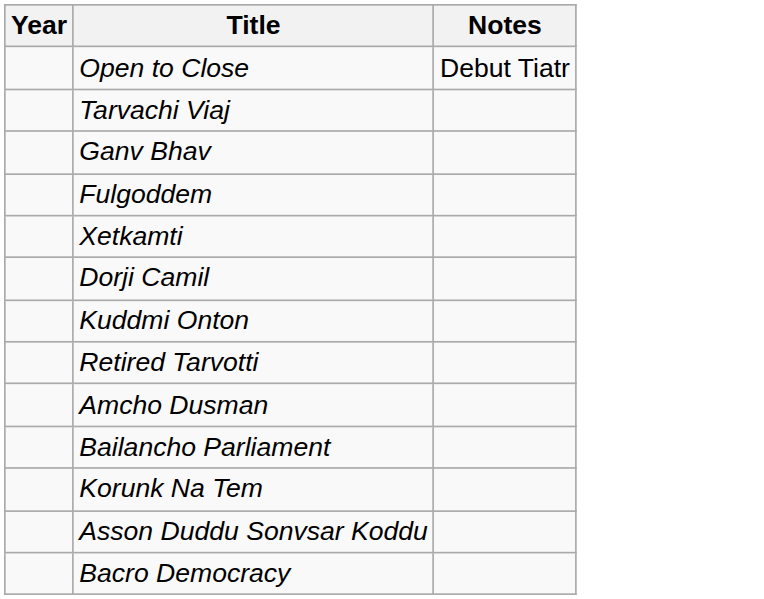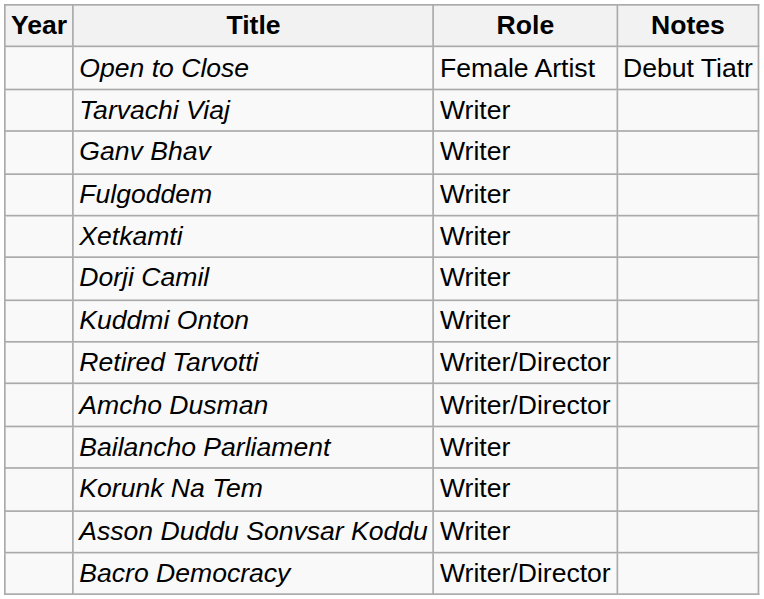+ column: (525, 25)
